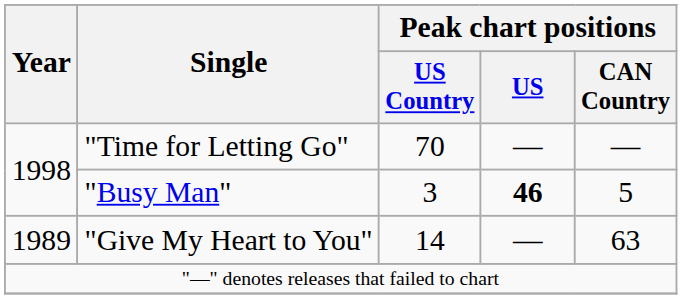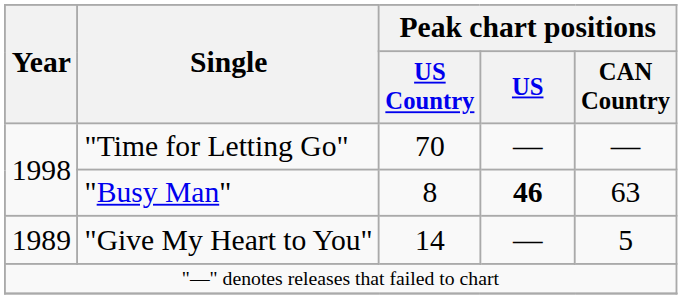(430, 192) 3 -> (430, 192) 8
(626, 192) 5 -> (626, 192) 63
(626, 239) 63 -> (626, 239) 5
